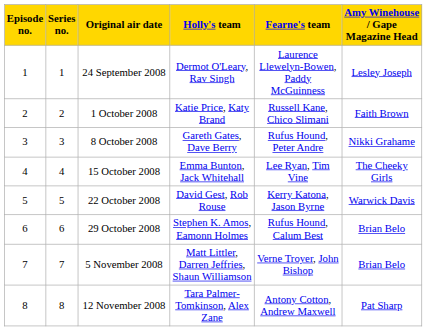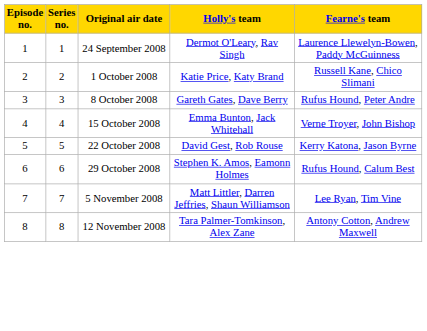- column: (382, 25)
(298, 171) Lee Ryan, Tim Vine -> (358, 123) Verne Troyer, John Bishop
(298, 264) Verne Troyer, John Bishop -> (358, 198) Lee Ryan, Tim Vine
